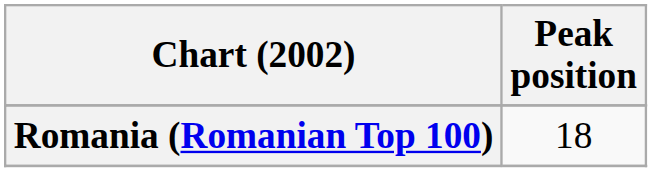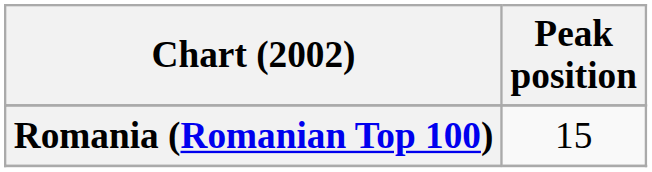(574, 135) 18 -> (574, 135) 15
